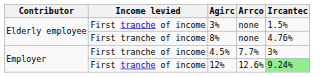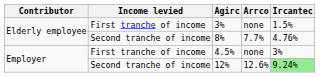(148, 38) First tranche of income -> (151, 38) Second tranche of income
(249, 38) none -> (254, 38) 7.7%
(249, 52) 7.7% -> (254, 52) none
(148, 65) First tranche of income -> (151, 65) Second tranche of income
